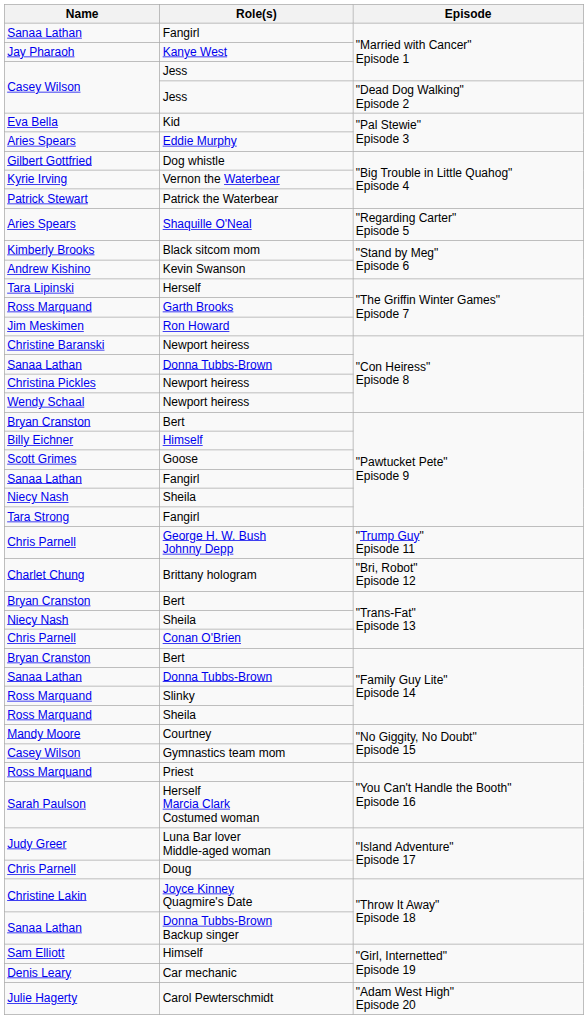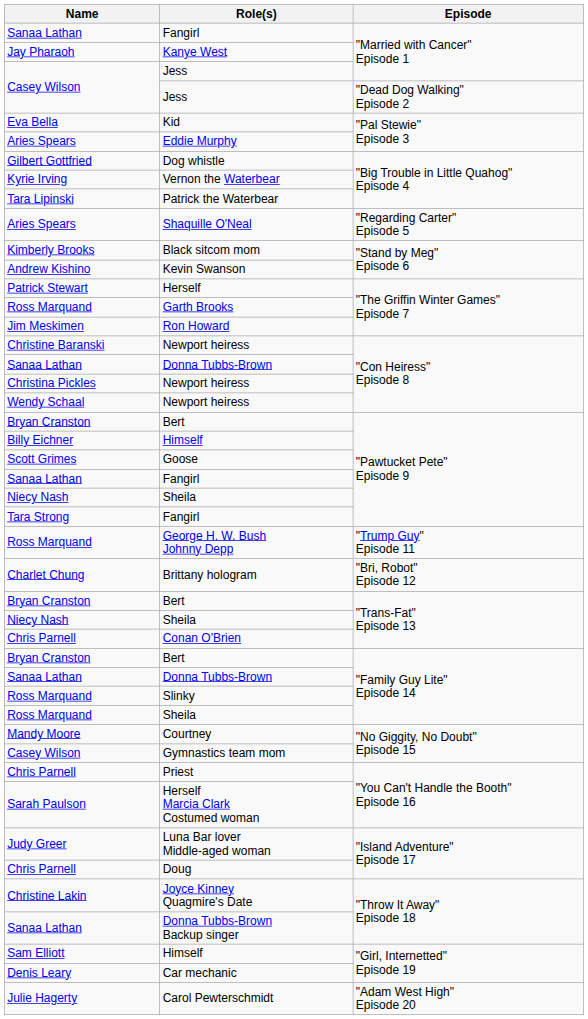(47, 198) Patrick Stewart -> (40, 198) Tara Lipinski
(40, 288) Tara Lipinski -> (47, 288) Patrick Stewart
(41, 542) Chris Parnell -> (49, 542) Ross Marquand
(49, 772) Ross Marquand -> (41, 772) Chris Parnell
